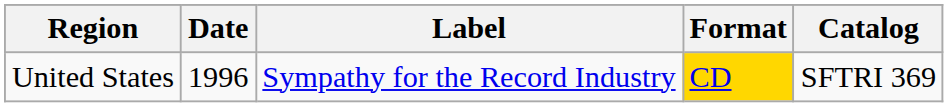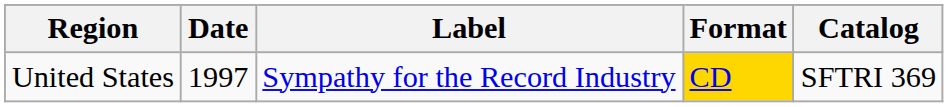(218, 76) 1996 -> (218, 76) 1997
